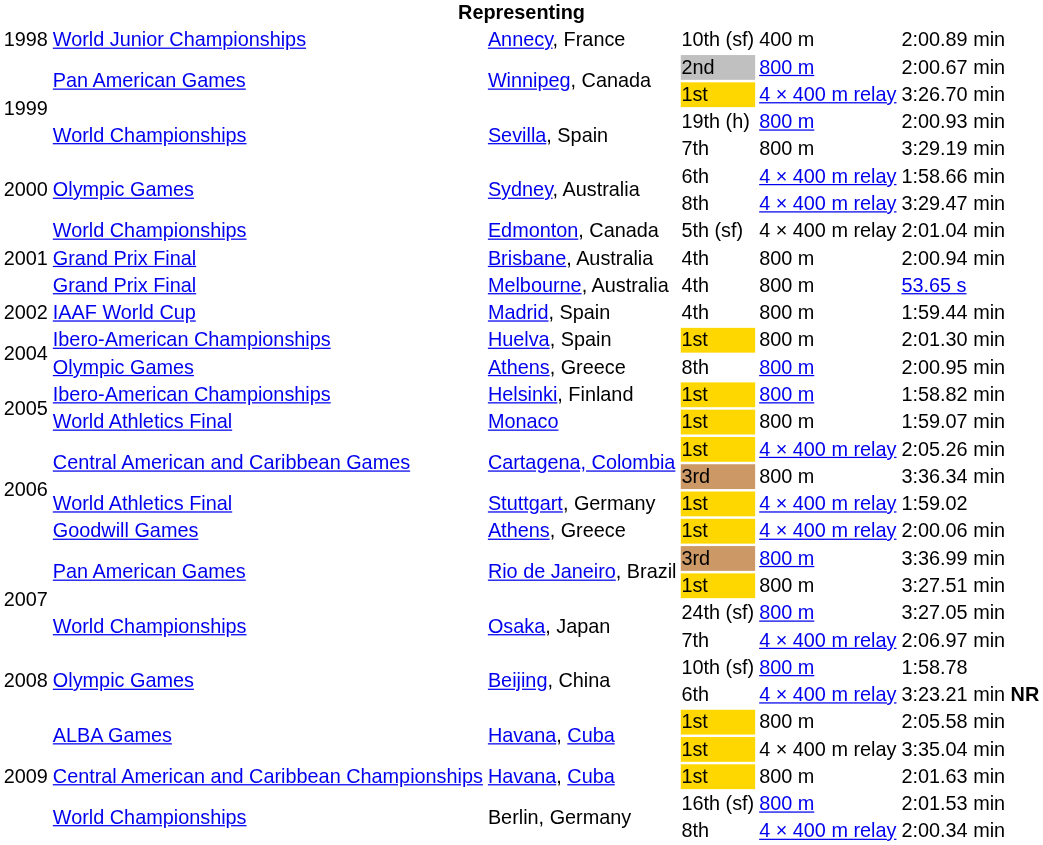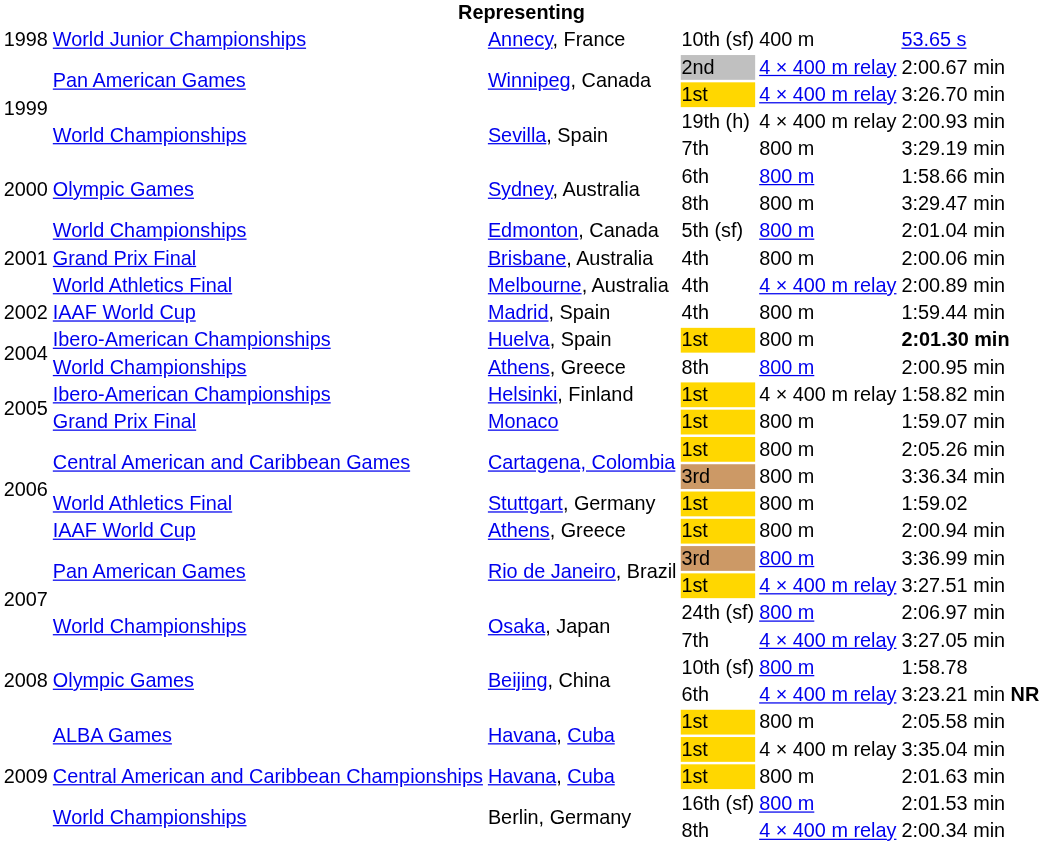(953, 40) 2:00.89 min -> (934, 40) 53.65 s
(787, 67) 800 m -> (828, 67) 4 × 400 m relay
(787, 121) 800 m -> (828, 121) 4 × 400 m relay
(828, 176) 4 × 400 m relay -> (787, 176) 800 m
(828, 203) 4 × 400 m relay -> (787, 203) 800 m
(828, 231) 4 × 400 m relay -> (787, 231) 800 m
(953, 258) 2:00.94 min -> (953, 258) 2:00.06 min
(124, 285) Grand Prix Final -> (143, 285) World Athletics Final
(787, 285) 800 m -> (828, 285) 4 × 400 m relay
(934, 285) 53.65 s -> (953, 285) 2:00.89 min
(953, 340) normal -> (955, 340) bold
(123, 367) Olympic Games -> (150, 367) World Championships
(787, 394) 800 m -> (828, 394) 4 × 400 m relay
(143, 421) World Athletics Final -> (124, 421) Grand Prix Final
(828, 449) 4 × 400 m relay -> (787, 449) 800 m
(828, 503) 4 × 400 m relay -> (787, 503) 800 m
(126, 531) Goodwill Games -> (124, 531) IAAF World Cup
(828, 531) 4 × 400 m relay -> (787, 531) 800 m
(953, 531) 2:00.06 min -> (953, 531) 2:00.94 min
(787, 585) 800 m -> (828, 585) 4 × 400 m relay
(953, 612) 3:27.05 min -> (953, 612) 2:06.97 min
(953, 640) 2:06.97 min -> (953, 640) 3:27.05 min
